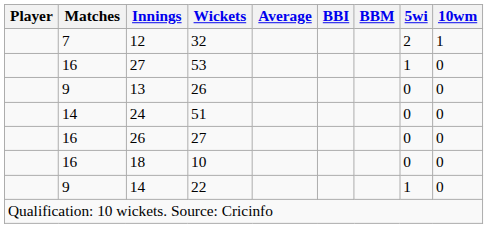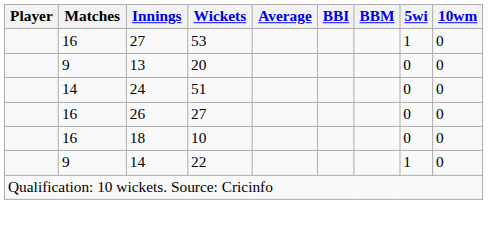- row: (137, 41)
(199, 89) 26 -> (199, 65) 20
